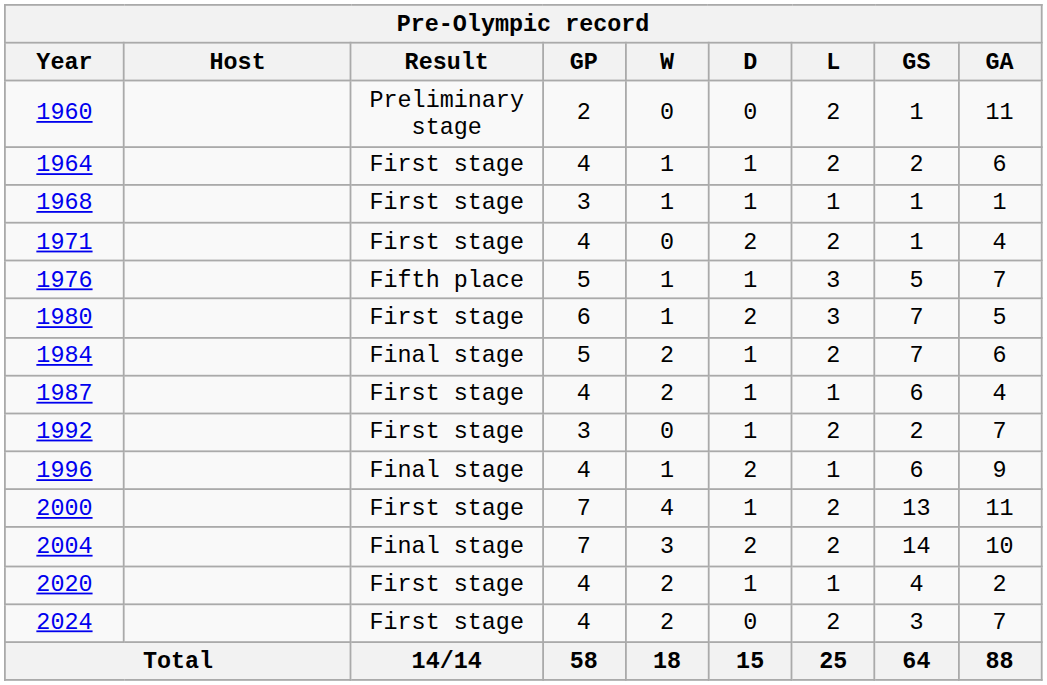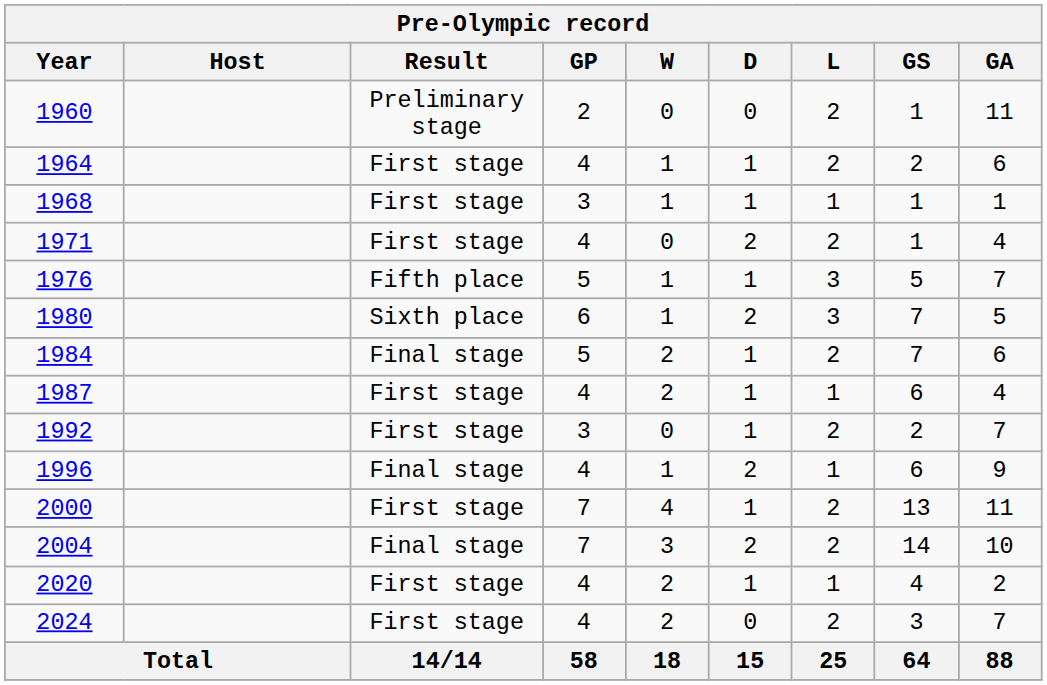(447, 318) First stage -> (447, 318) Sixth place
